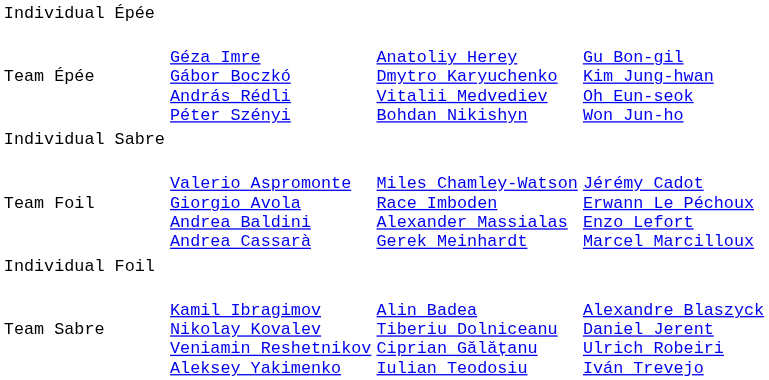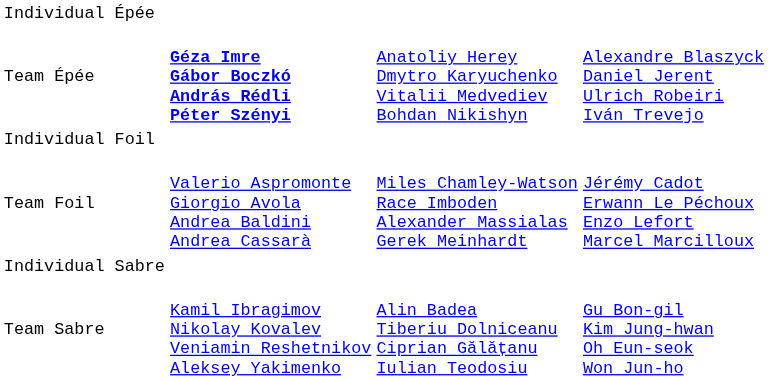(230, 86) normal -> (230, 86) bold
(648, 86) Gu Bon-gil Kim Jung-hwan Oh Eun-seok Won Jun-ho -> (674, 86) Alexandre Blaszyck Daniel Jerent Ulrich Robeiri Iván Trevejo
rows swapped: (79, 266) <-> (84, 140)
(674, 339) Alexandre Blaszyck Daniel Jerent Ulrich Robeiri Iván Trevejo -> (648, 339) Gu Bon-gil Kim Jung-hwan Oh Eun-seok Won Jun-ho
